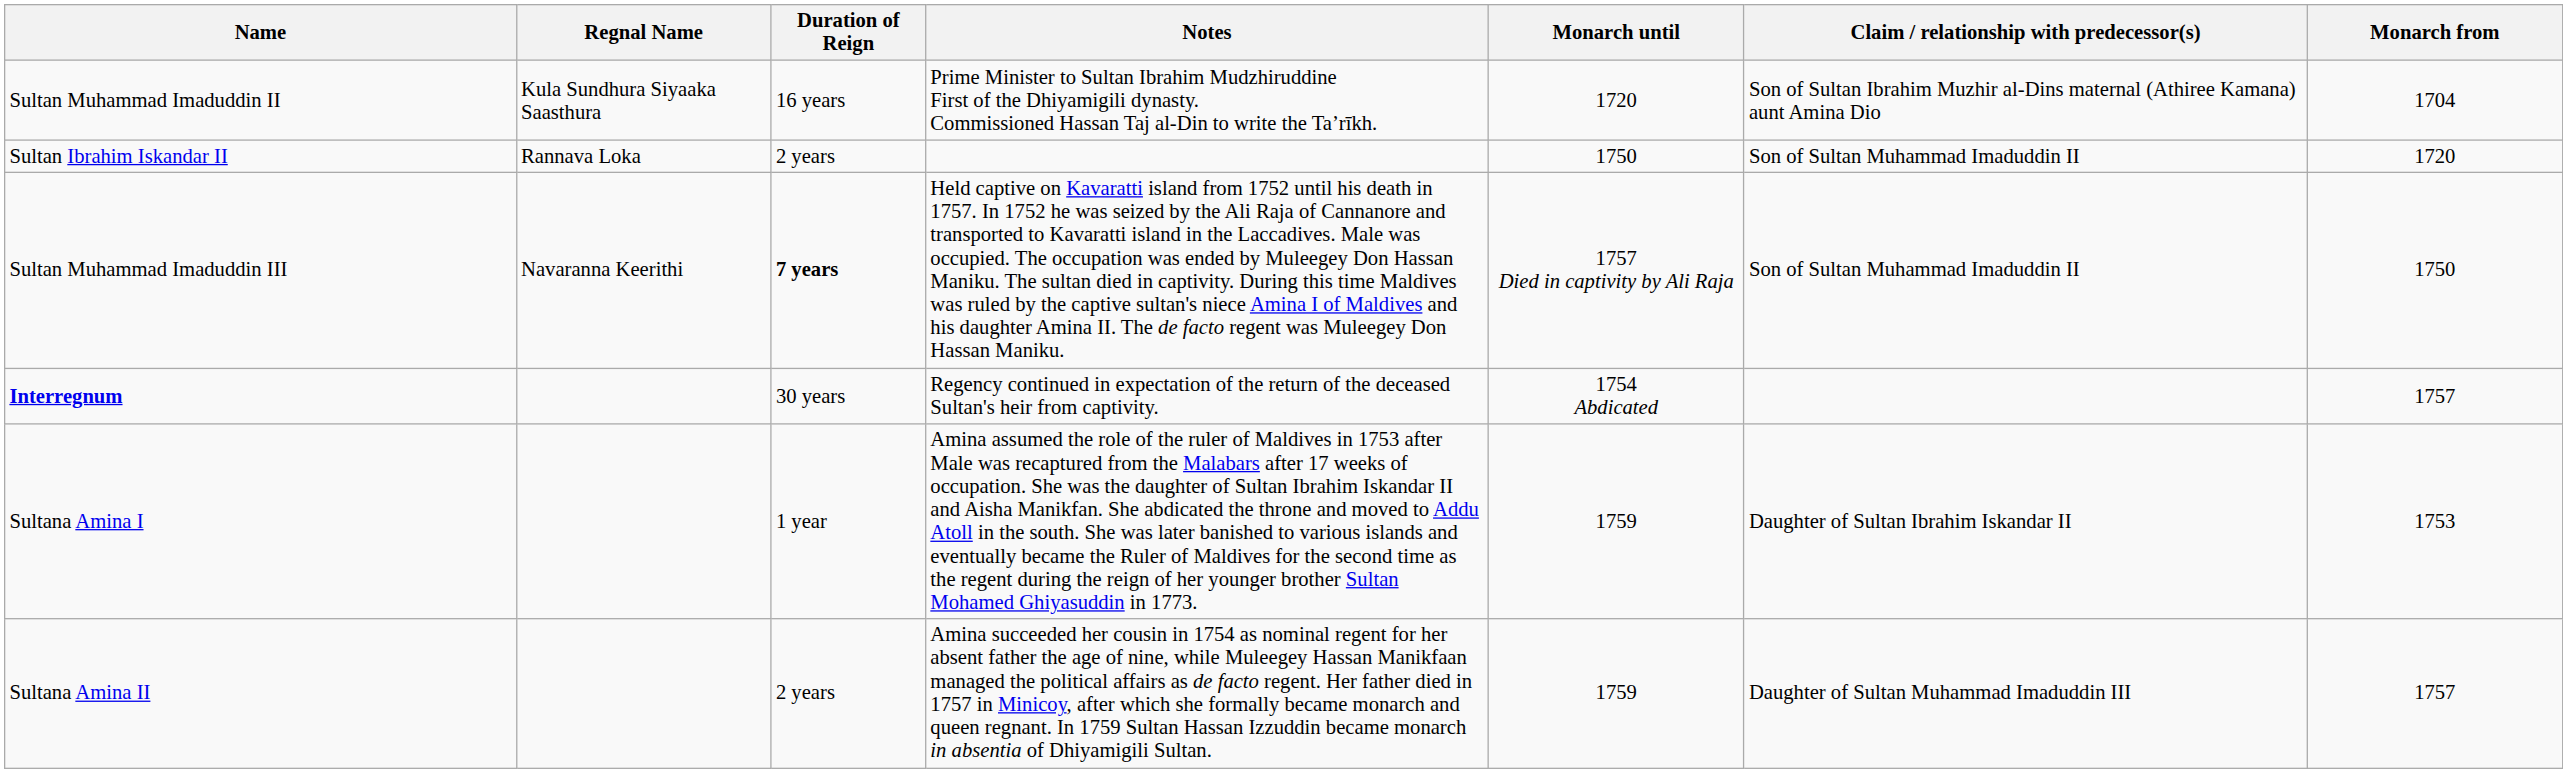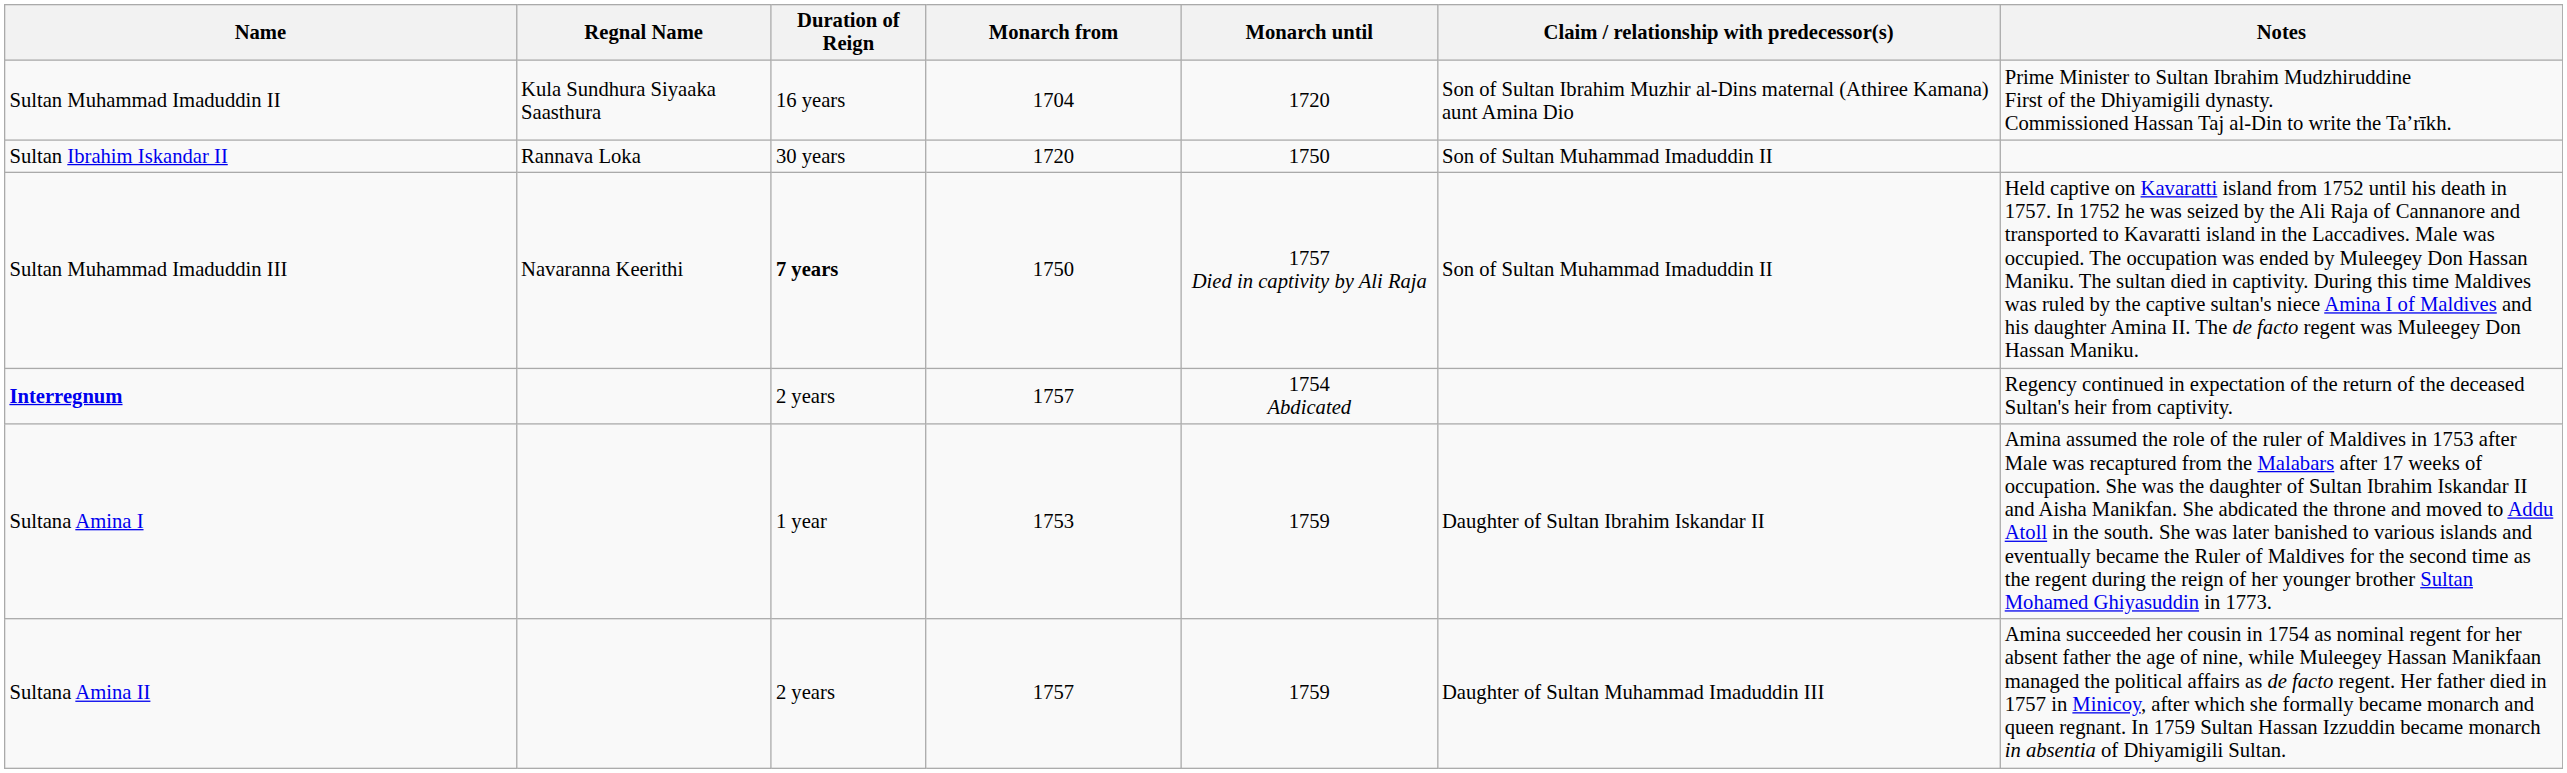columns swapped: (2435, 32) <-> (1207, 32)
(805, 155) 2 years -> (811, 155) 30 years
(811, 395) 30 years -> (805, 395) 2 years
